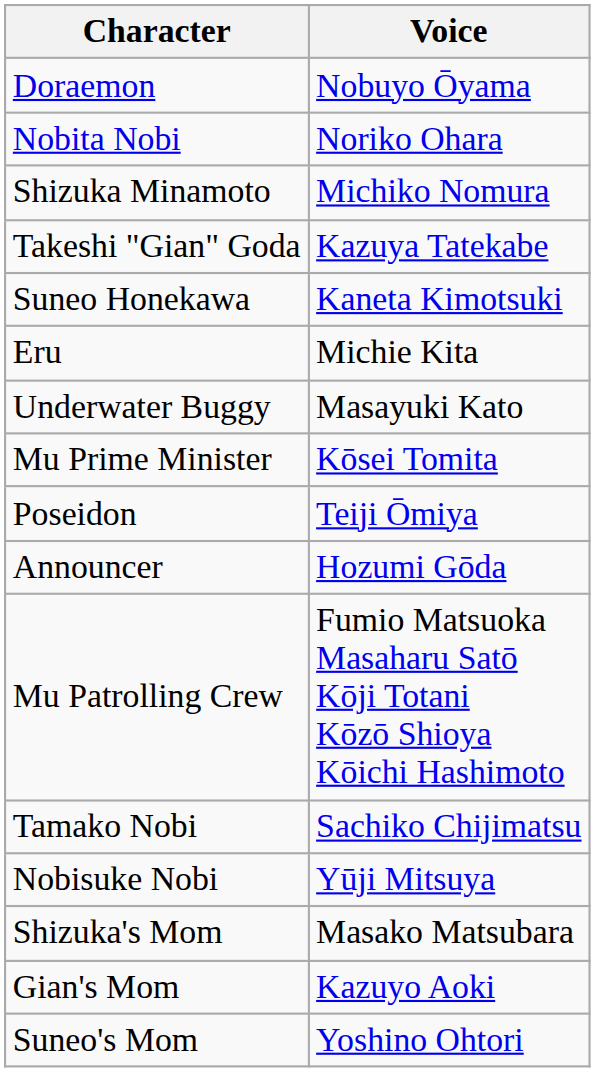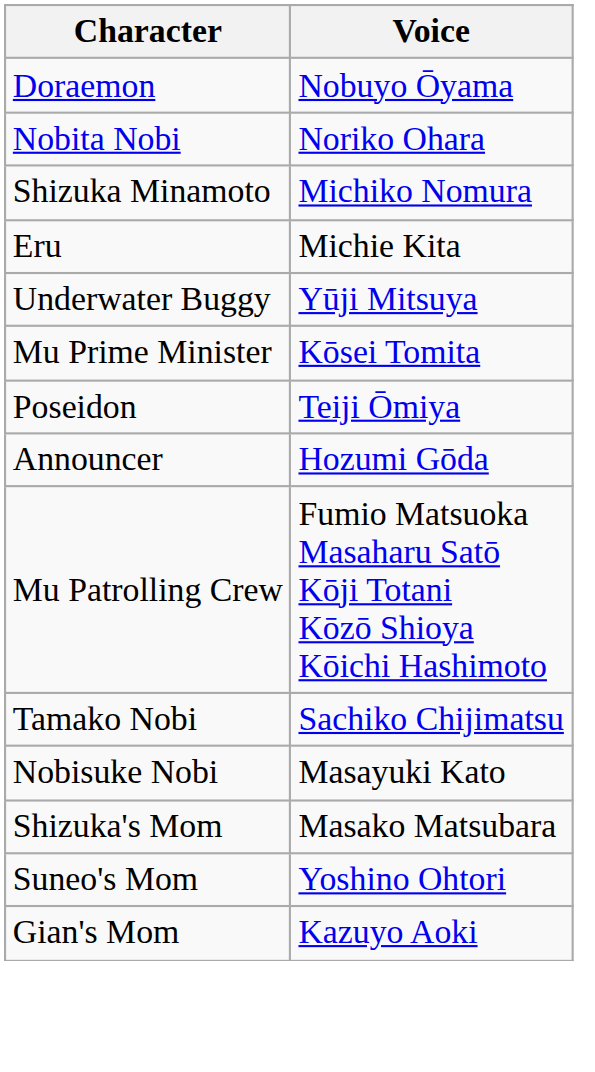- row: (157, 245)
- row: (131, 298)
(420, 406) Masayuki Kato -> (388, 298) Yūji Mitsuya
(406, 879) Yūji Mitsuya -> (402, 772) Masayuki Kato
rows swapped: (105, 1039) <-> (96, 986)
